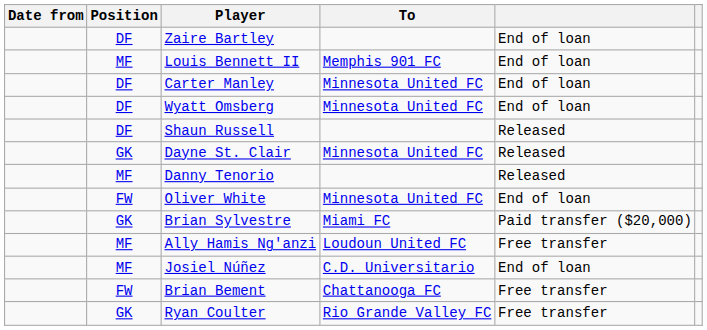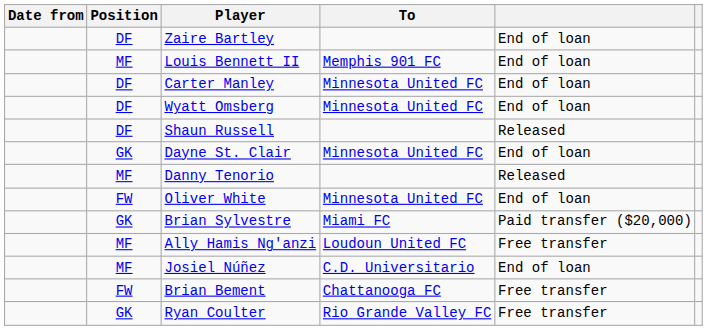(532, 153) Released -> (544, 153) End of loan
